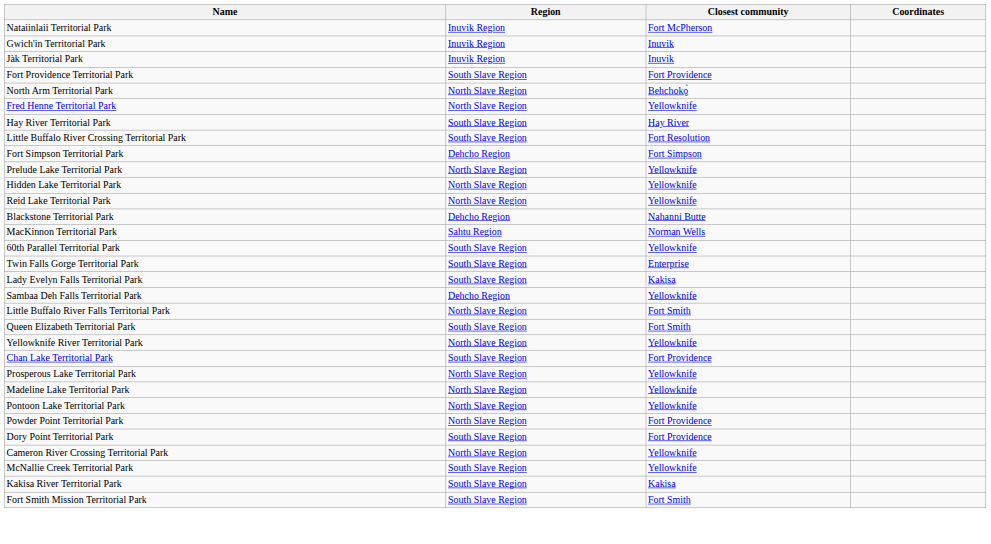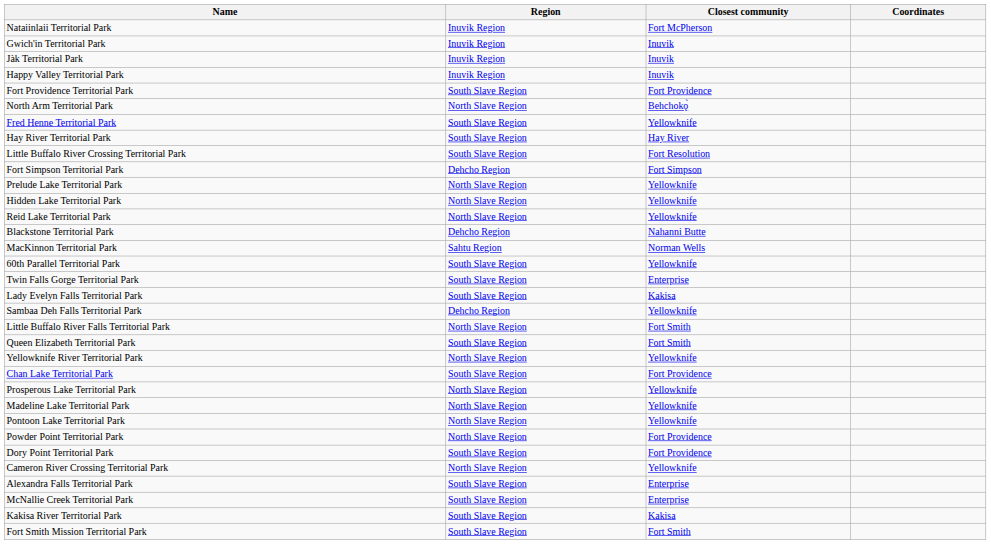+ row: (65, 75)
(487, 106) North Slave Region -> (487, 122) South Slave Region
+ row: (70, 484)
(672, 468) Yellowknife -> (668, 500) Enterprise
